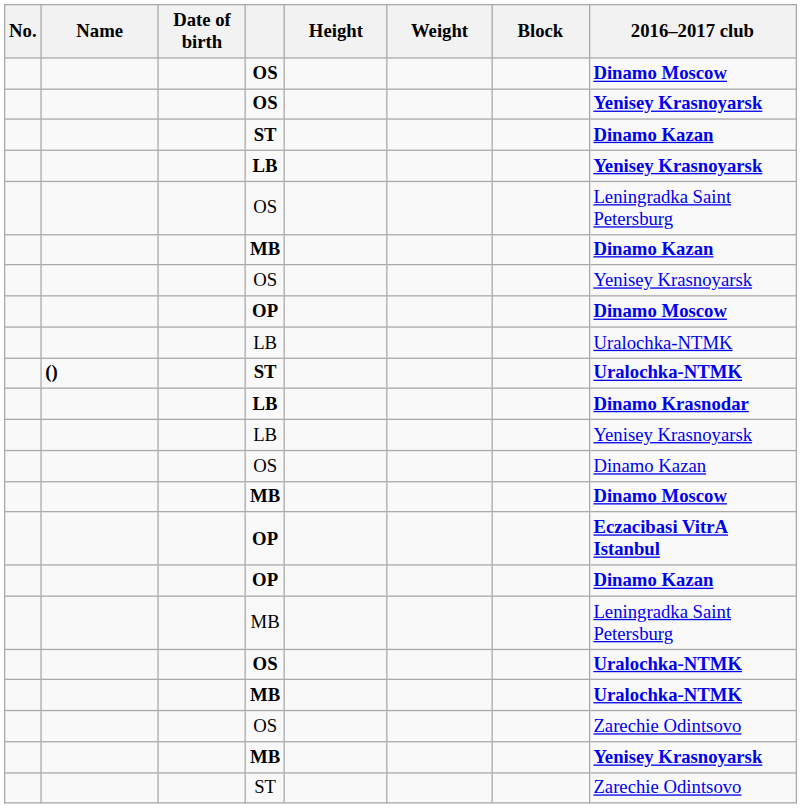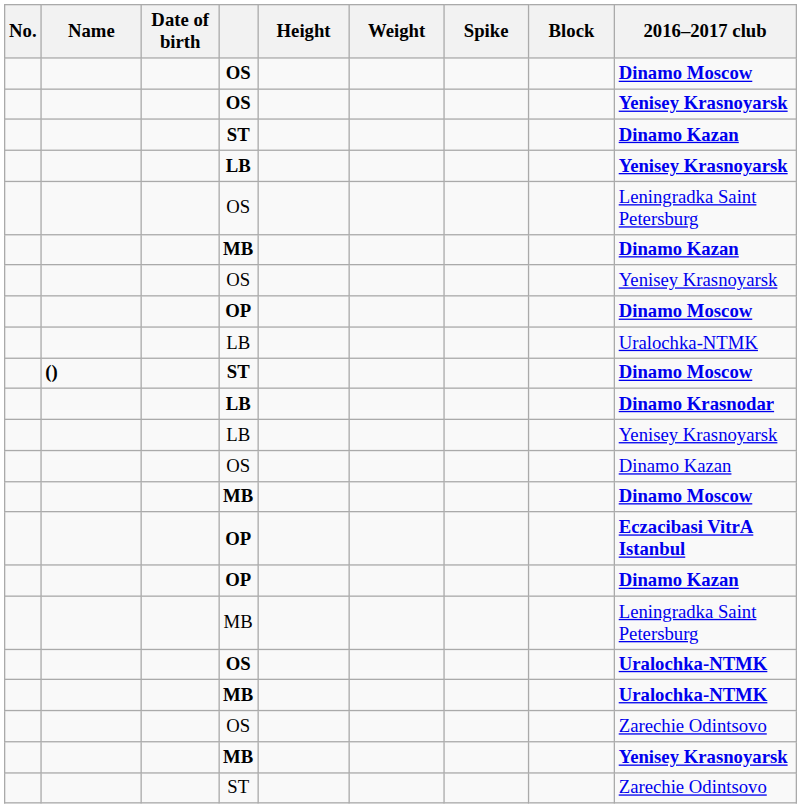+ column: (486, 31)
(668, 373) Uralochka-NTMK -> (685, 373) Dinamo Moscow
